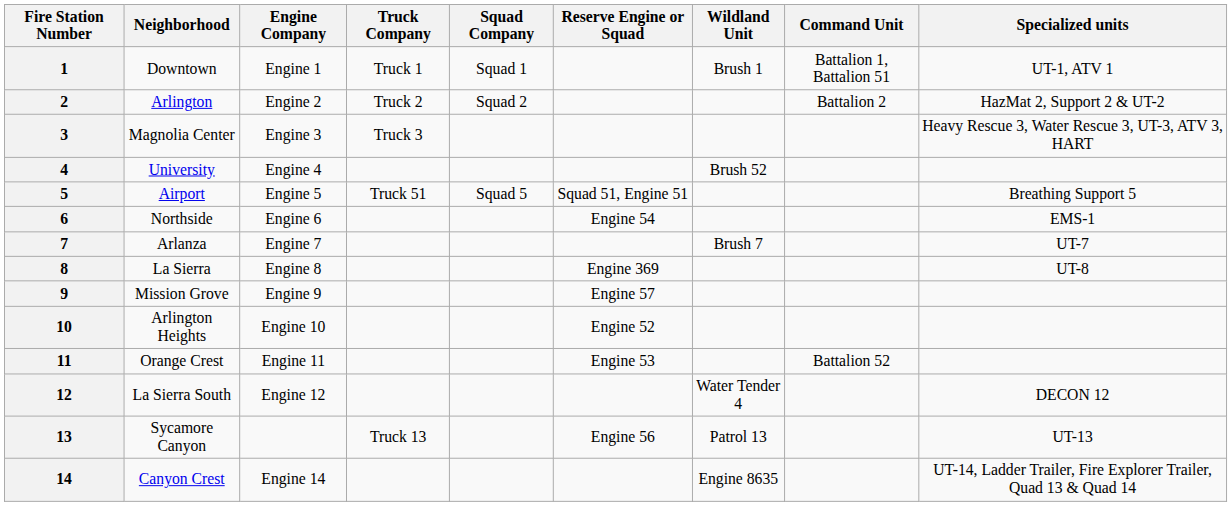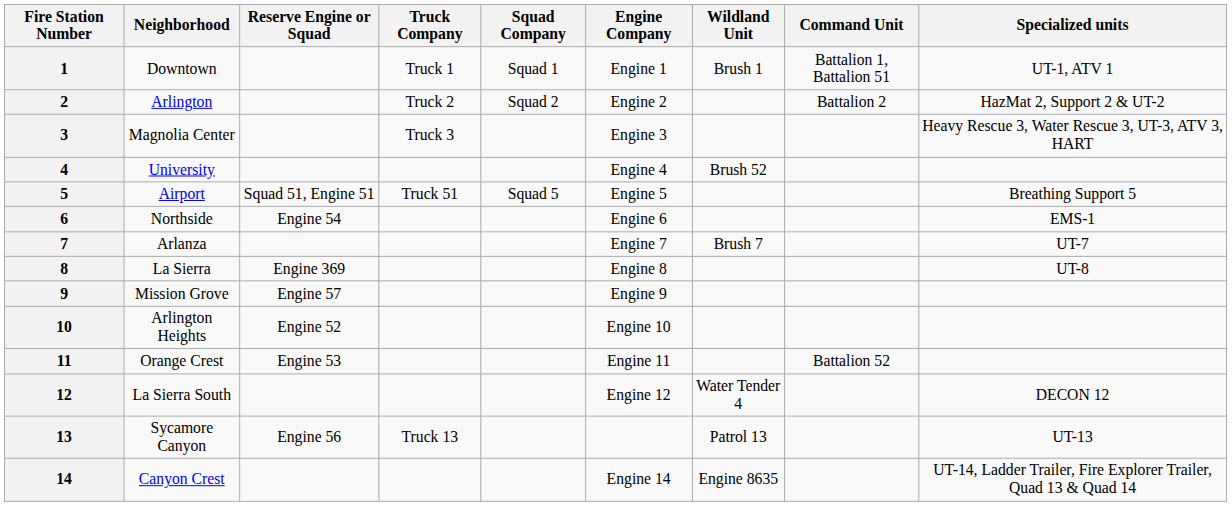columns swapped: (293, 25) <-> (623, 25)
